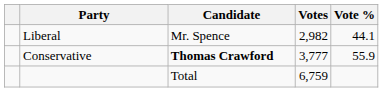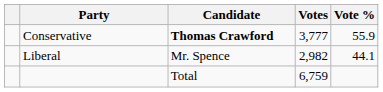rows swapped: (57, 55) <-> (42, 35)
